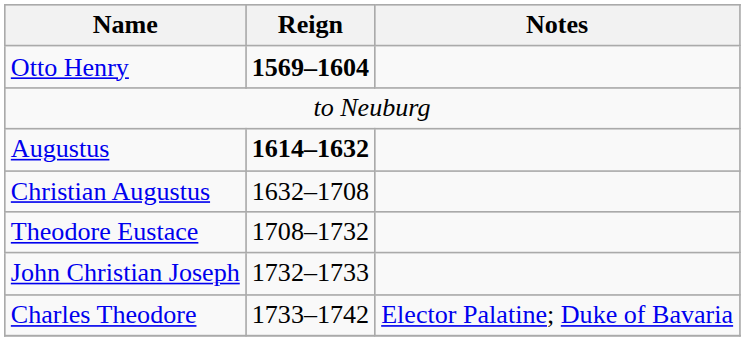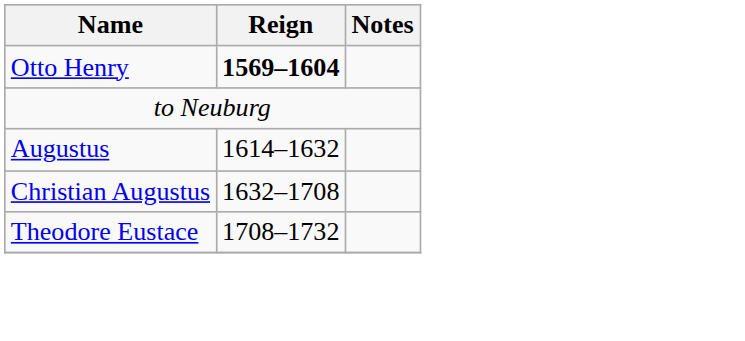(310, 149) bold -> (281, 149) normal
- row: (125, 273)
- row: (104, 314)
